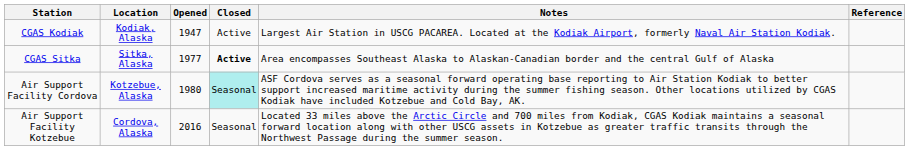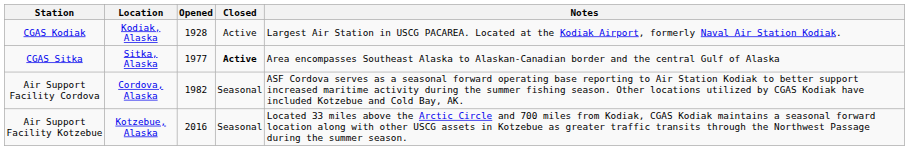- column: (877, 12)
(190, 33) 1947 -> (196, 33) 1928
(136, 90) Kotzebue, Alaska -> (141, 90) Cordova, Alaska
(190, 90) 1980 -> (196, 90) 1982
(234, 90) paleturquoise background -> (240, 90) no background
(136, 127) Cordova, Alaska -> (141, 127) Kotzebue, Alaska
